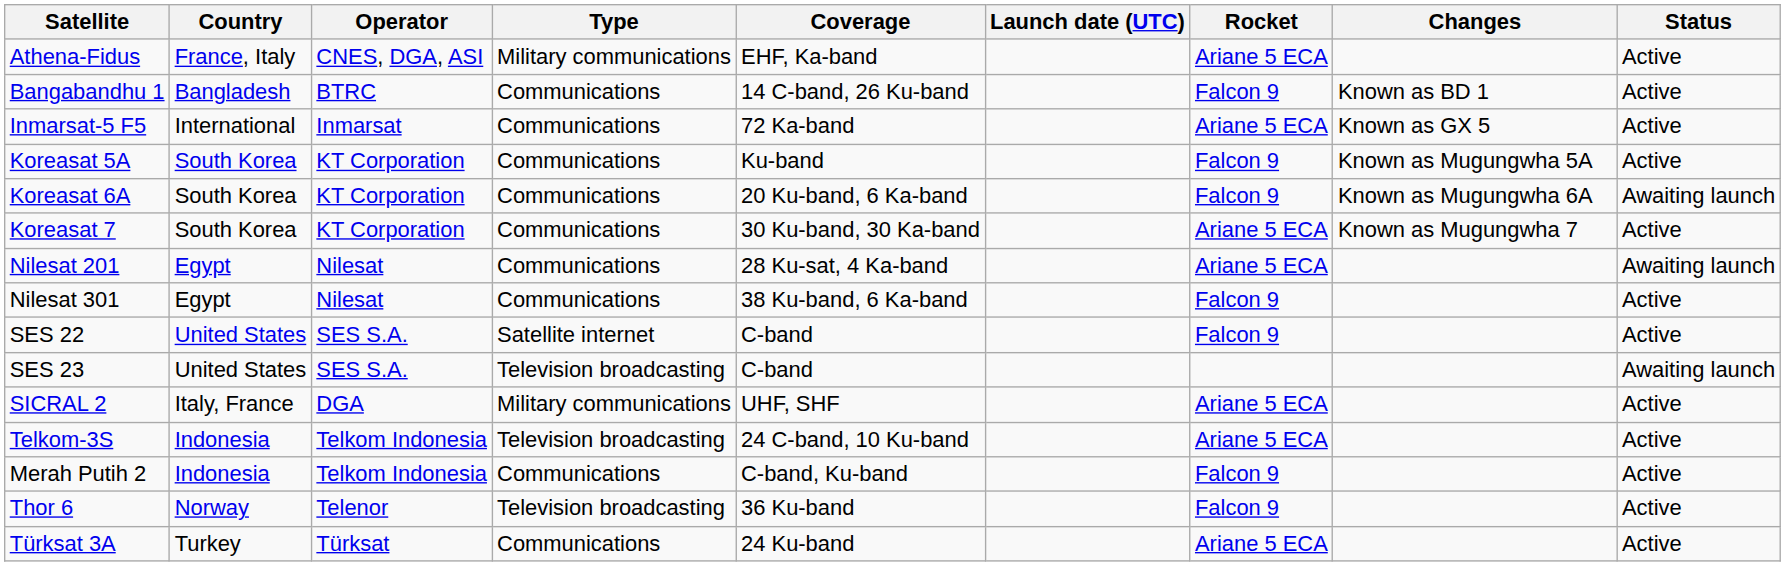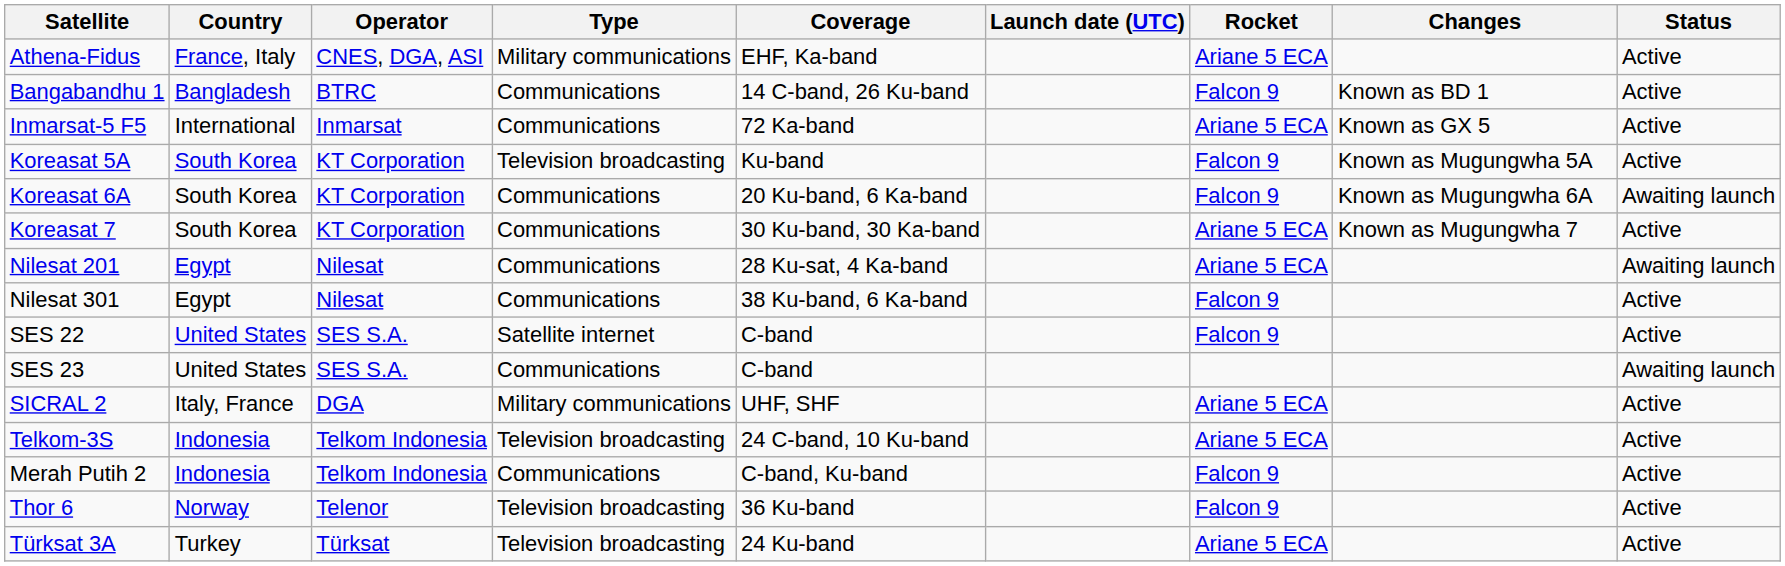(579, 160) Communications -> (611, 160) Television broadcasting
(611, 369) Television broadcasting -> (579, 369) Communications
(579, 543) Communications -> (611, 543) Television broadcasting
